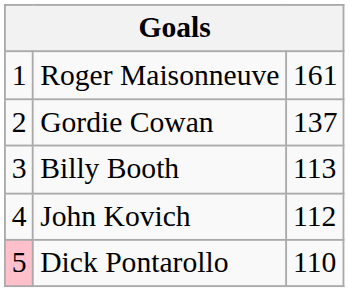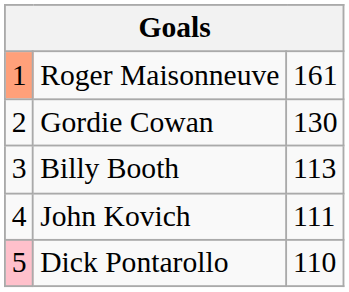(19, 74) no background -> (19, 74) lightsalmon background
(315, 121) 137 -> (315, 121) 130
(315, 215) 112 -> (314, 215) 111
